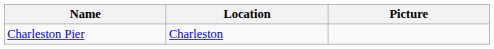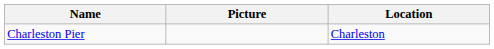columns swapped: (247, 14) <-> (409, 14)
